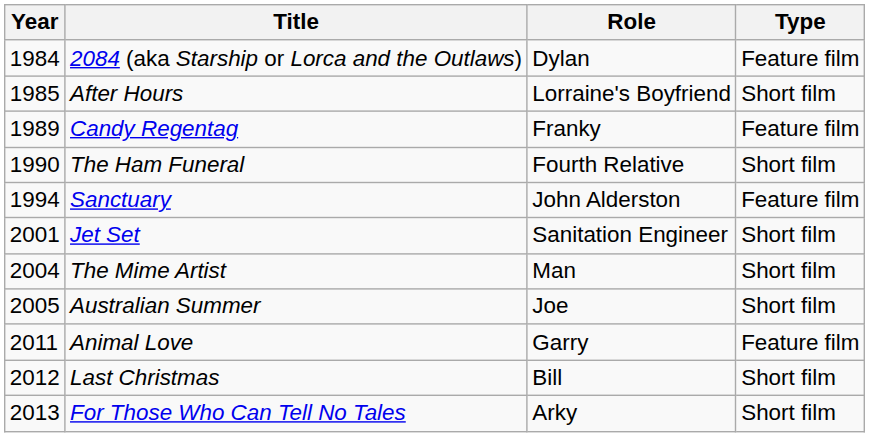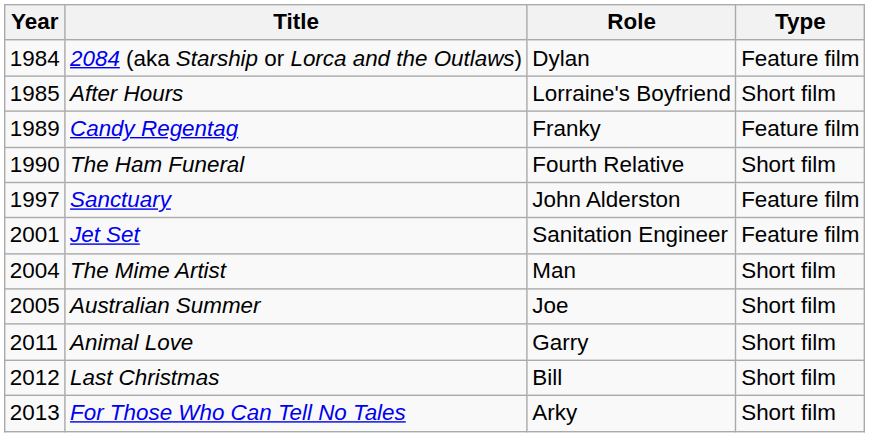(35, 199) 1994 -> (35, 199) 1997
(788, 235) Short film -> (800, 235) Feature film
(800, 341) Feature film -> (788, 341) Short film
